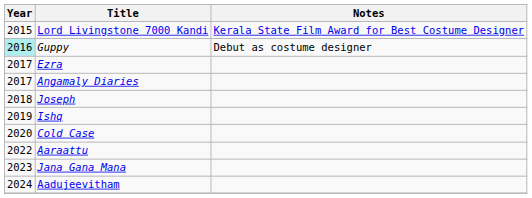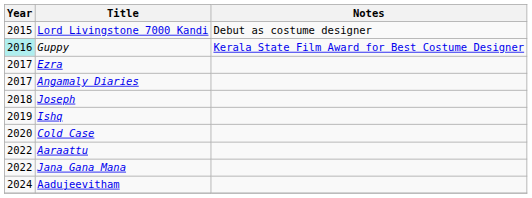(369, 30) Kerala State Film Award for Best Costume Designer -> (293, 30) Debut as costume designer
(293, 47) Debut as costume designer -> (369, 47) Kerala State Film Award for Best Costume Designer
(20, 167) 2023 -> (20, 167) 2022
